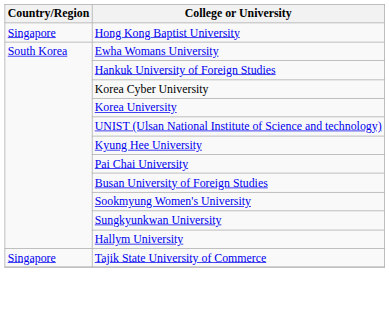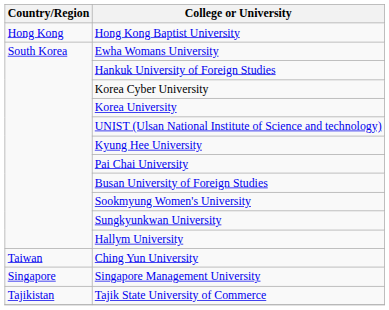(32, 32) Singapore -> (36, 32) Hong Kong
+ row: (147, 257)
+ row: (178, 276)
(32, 257) Singapore -> (31, 295) Tajikistan
